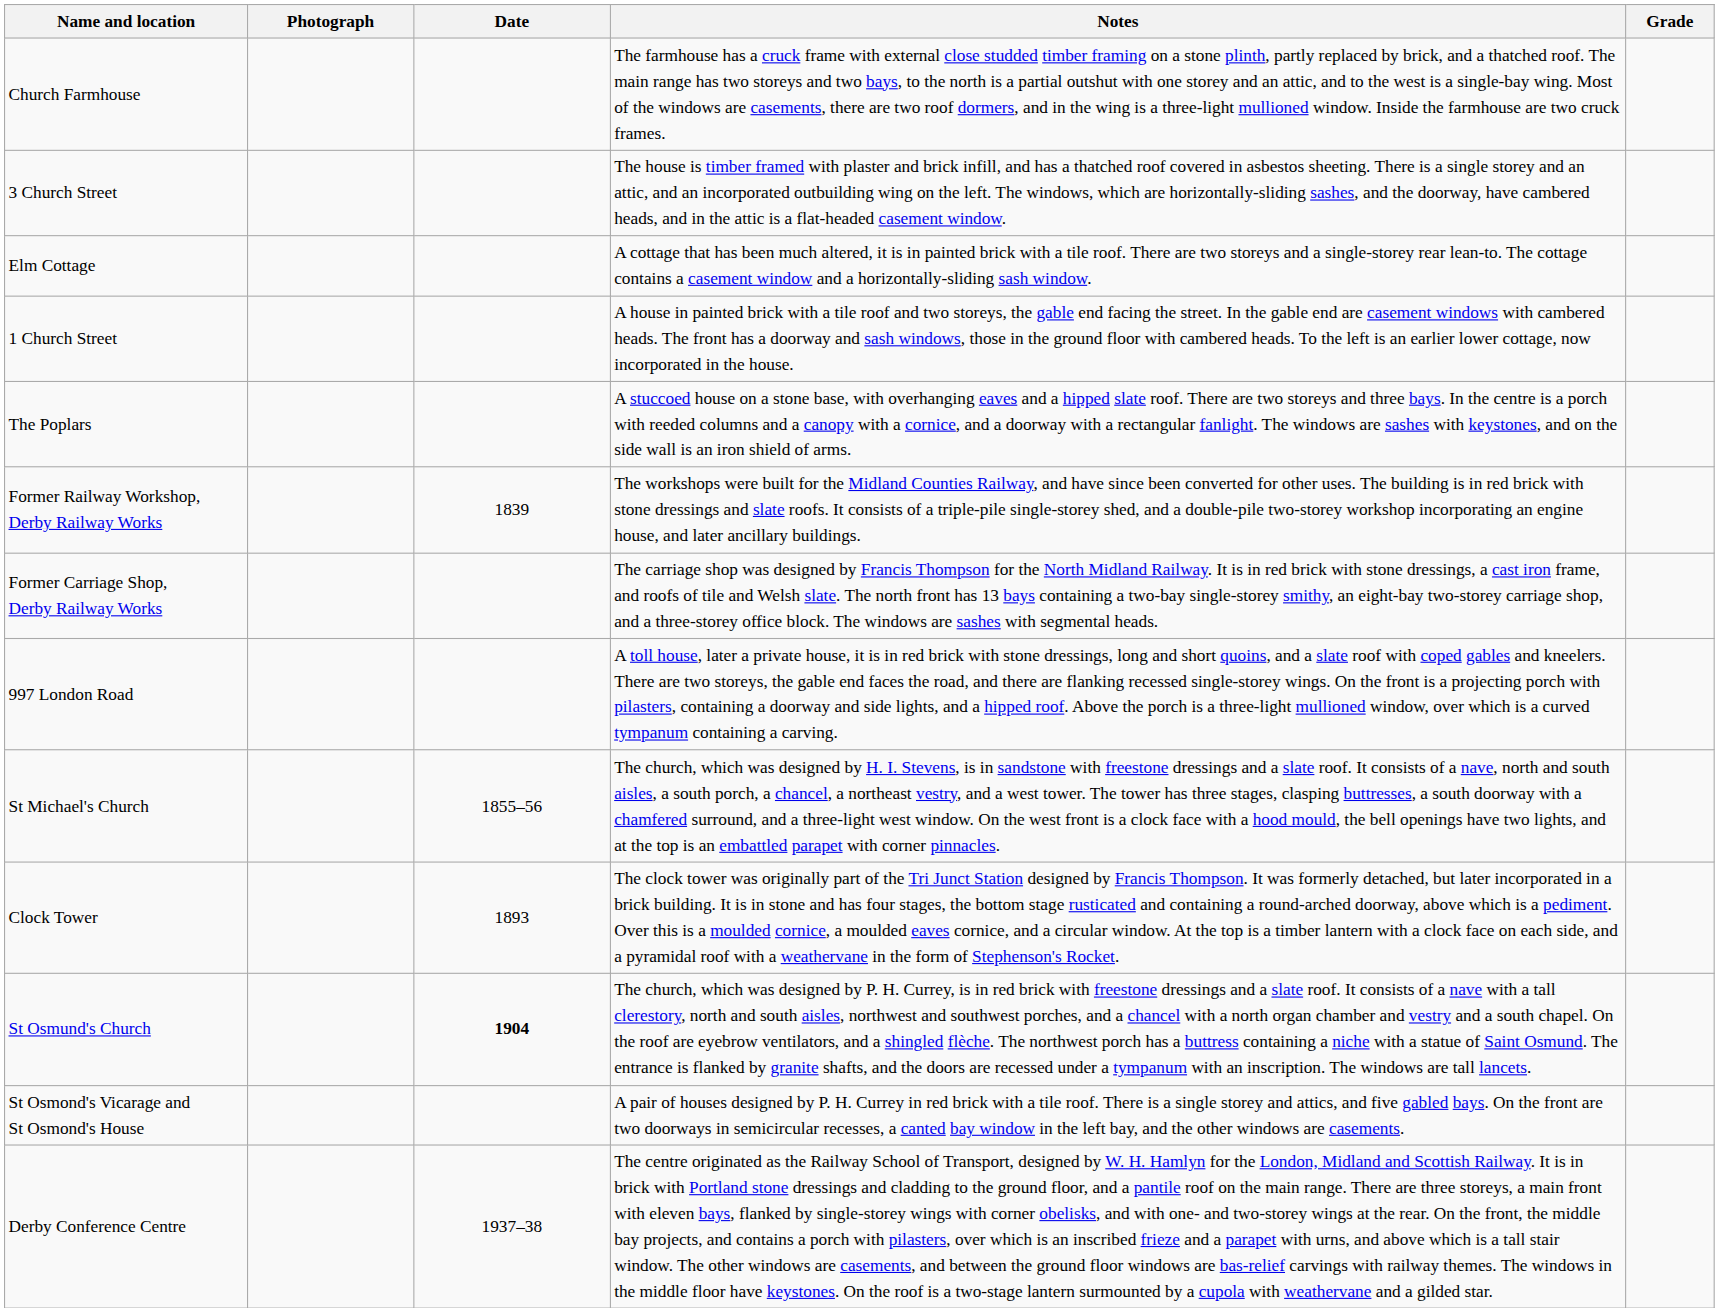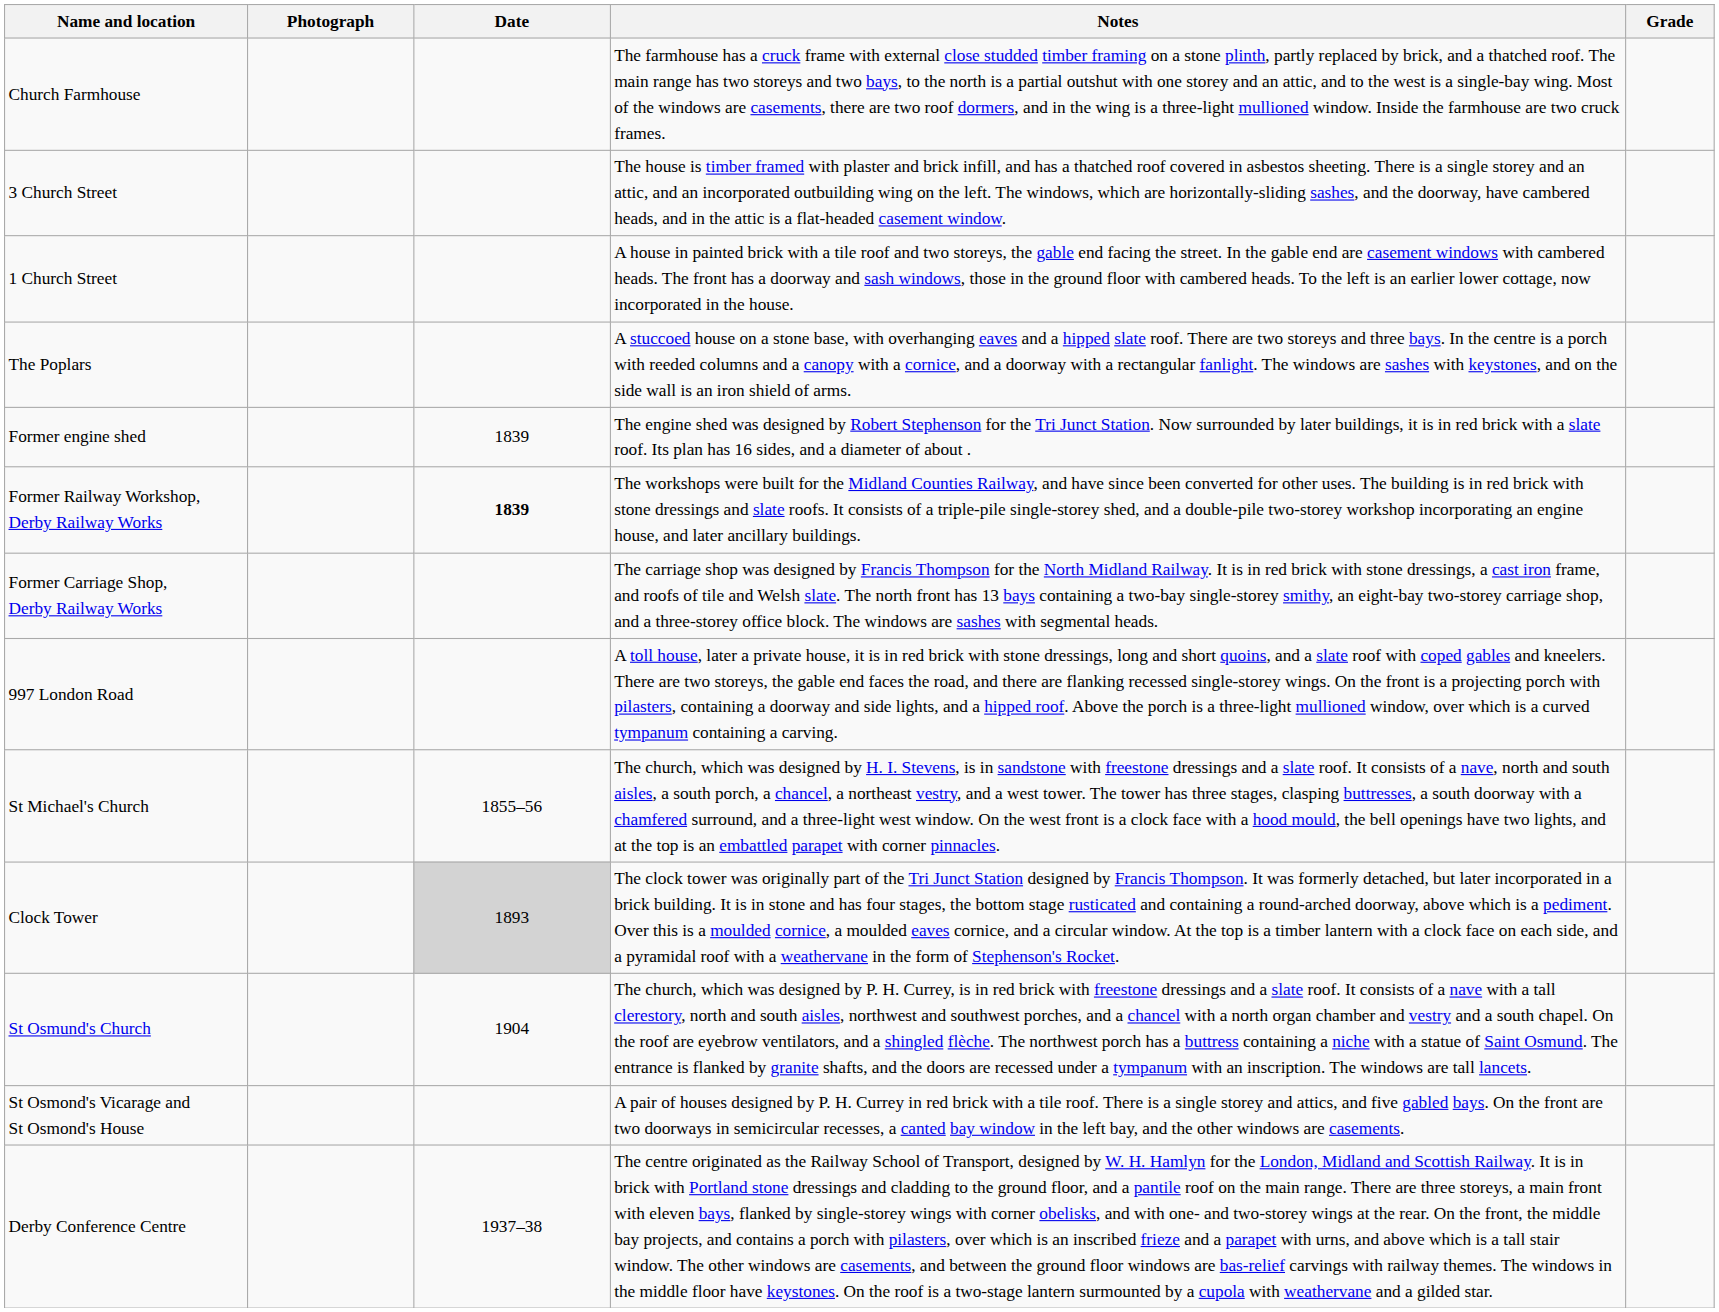- row: (52, 265)
+ row: (77, 437)
(512, 509) normal -> (512, 509) bold
(512, 917) no background -> (512, 917) lightgrey background
(512, 1029) bold -> (512, 1029) normal
